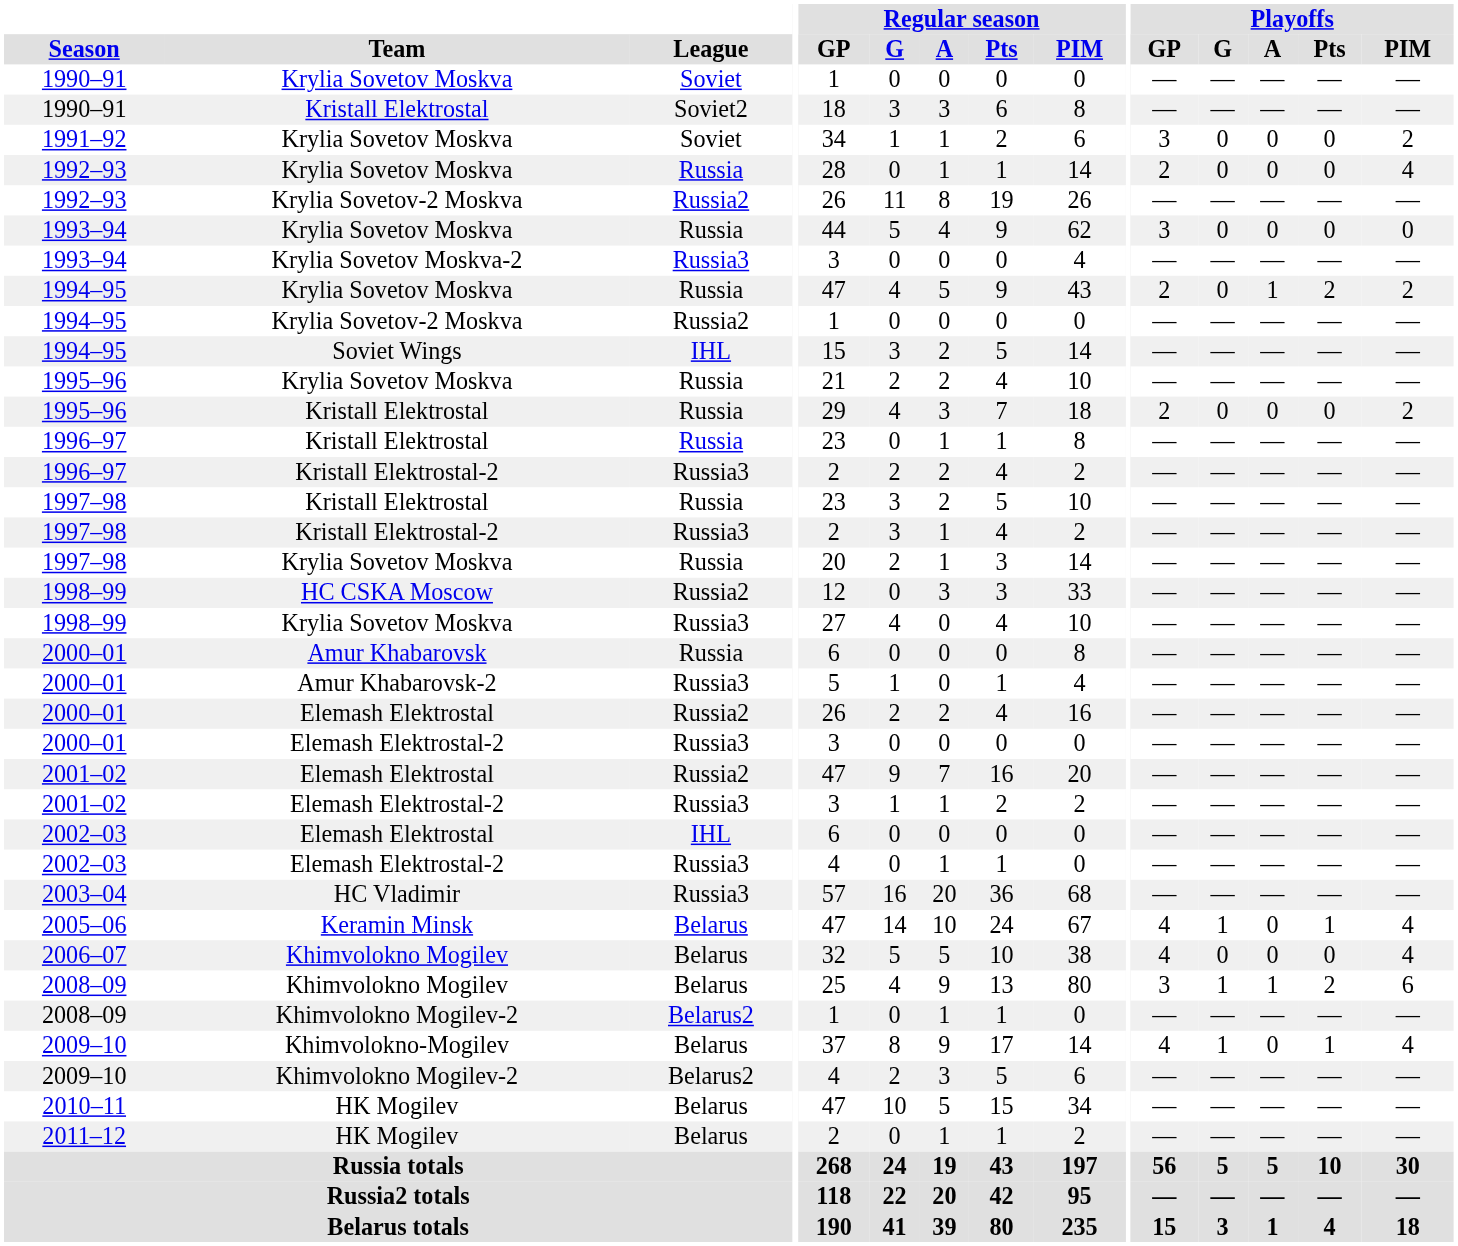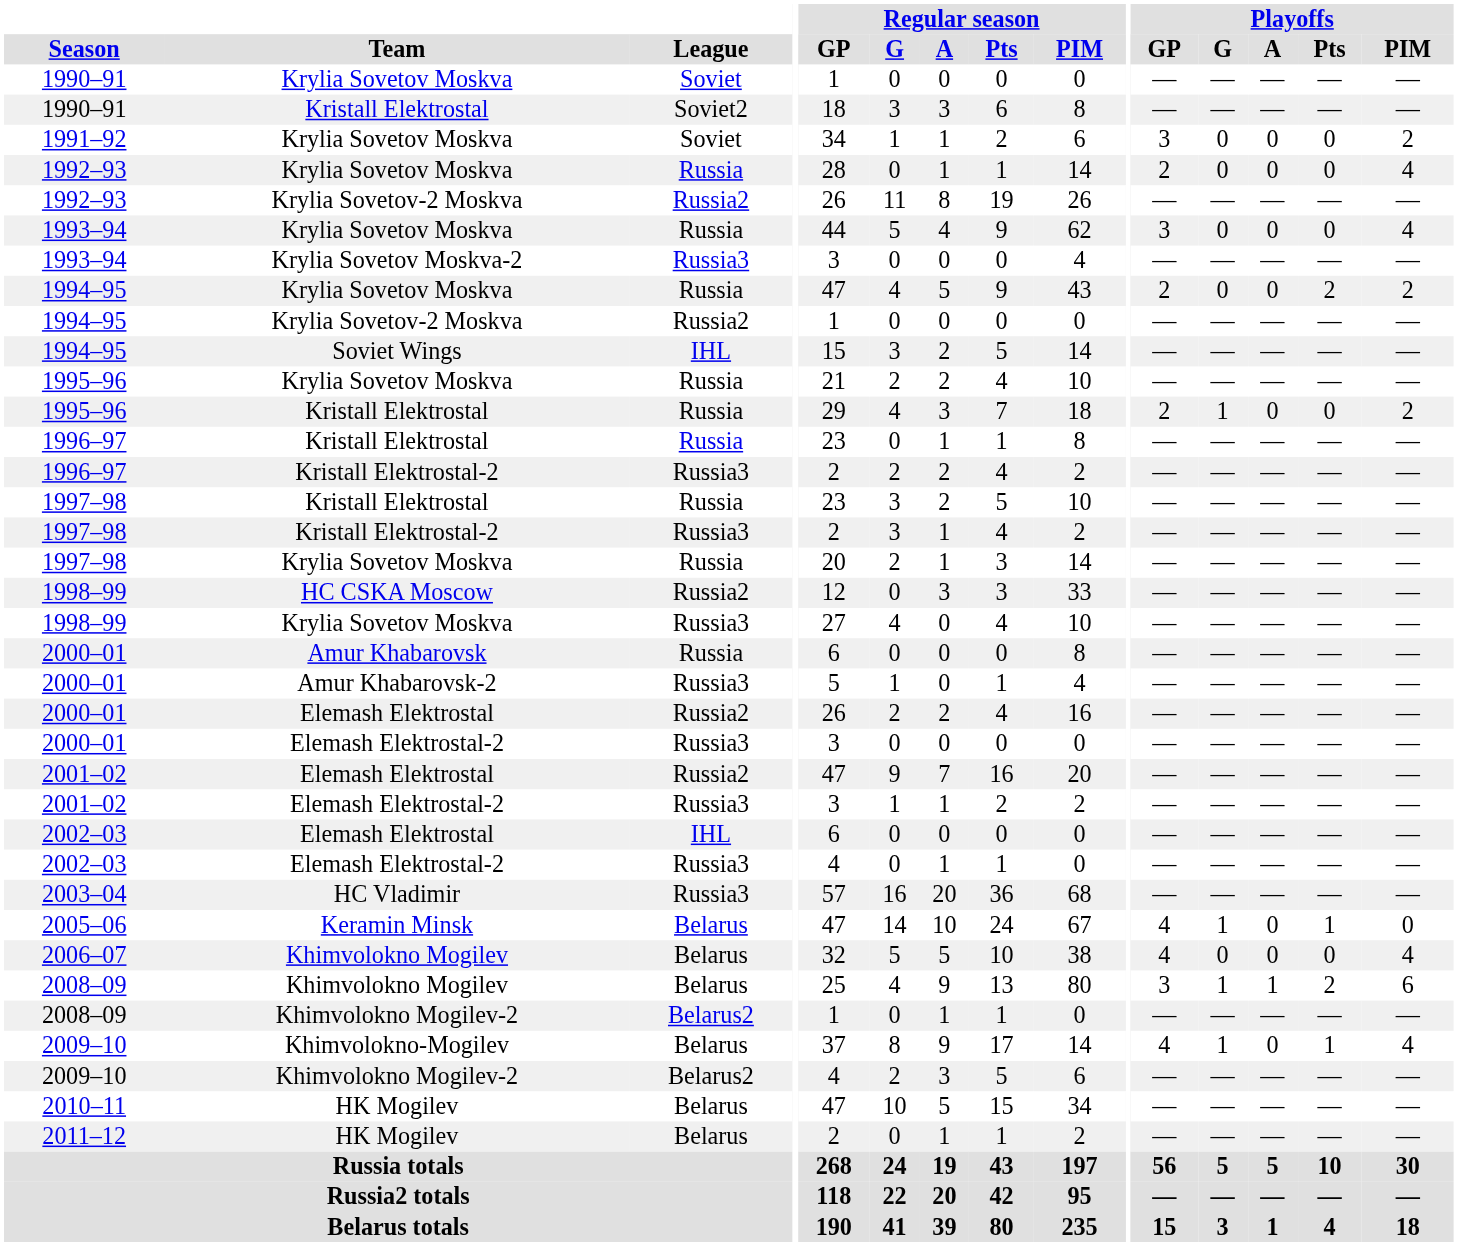(1408, 230) 0 -> (1408, 230) 4
(1272, 290) 1 -> (1272, 290) 0
(1223, 411) 0 -> (1223, 411) 1
(1408, 924) 4 -> (1408, 924) 0
